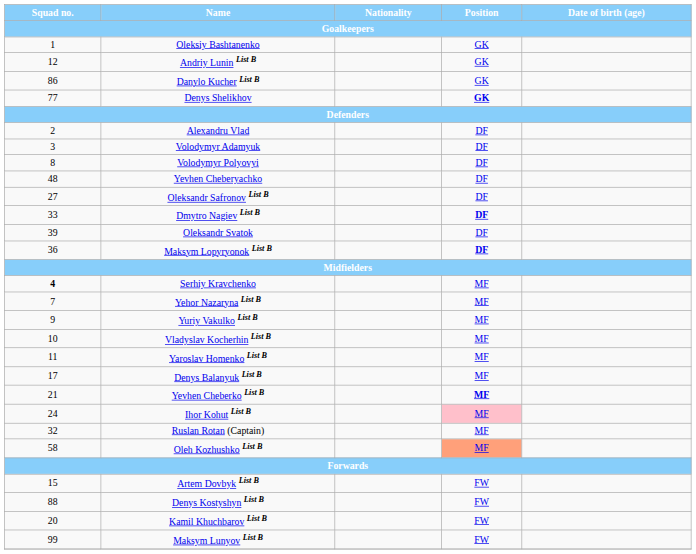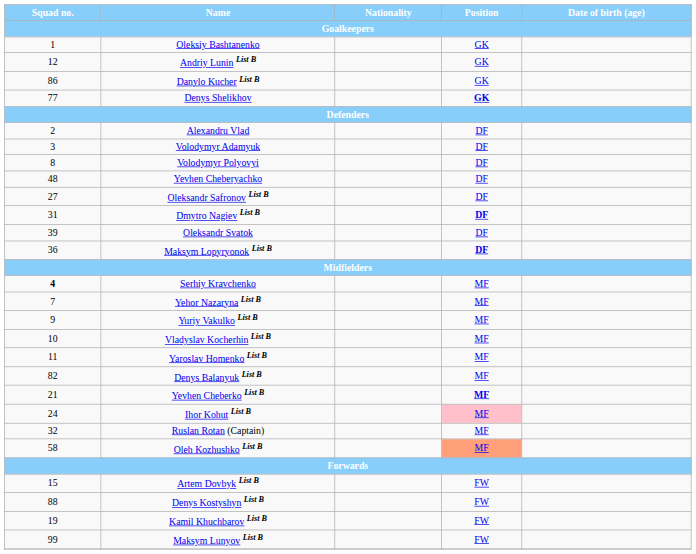(53, 215) 33 -> (53, 215) 31
(53, 376) 17 -> (53, 376) 82
(53, 521) 20 -> (53, 521) 19
